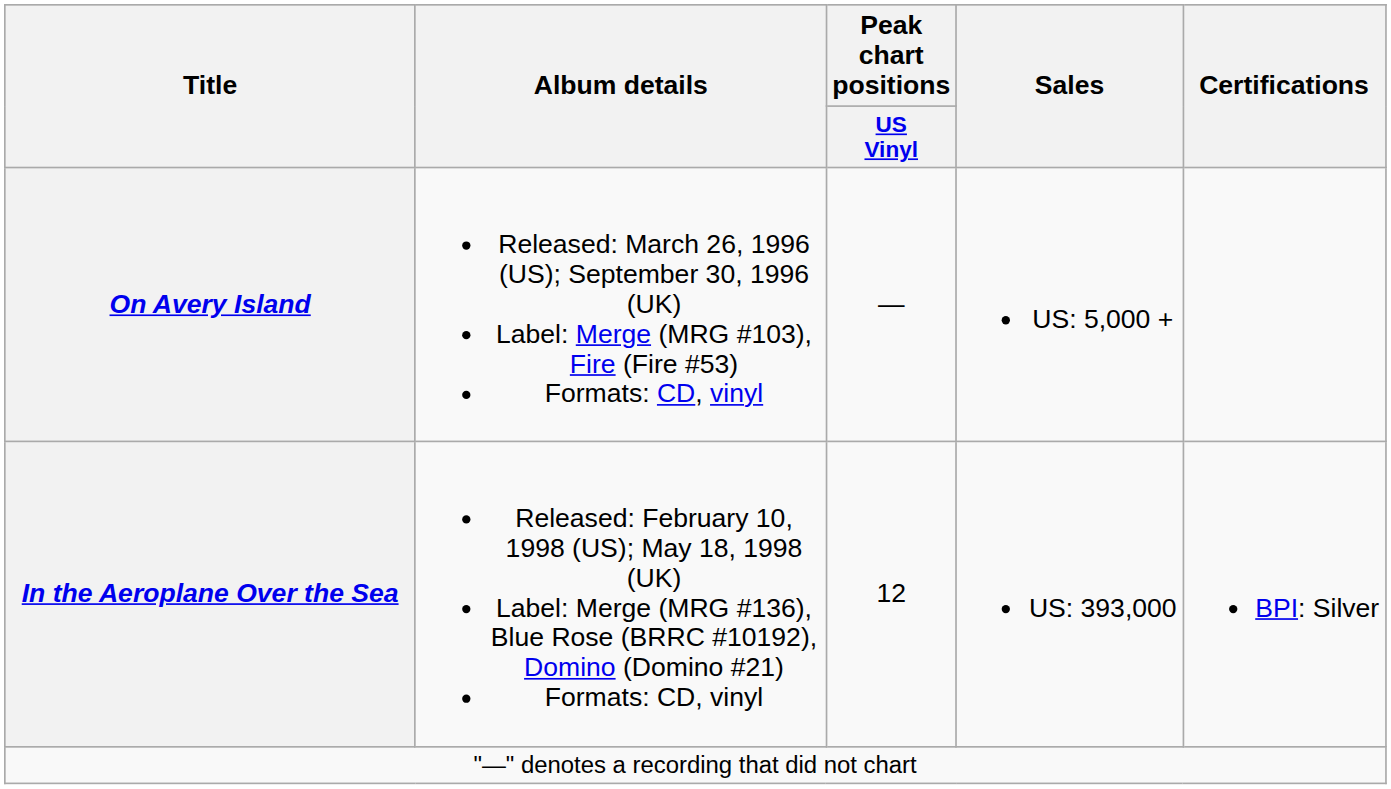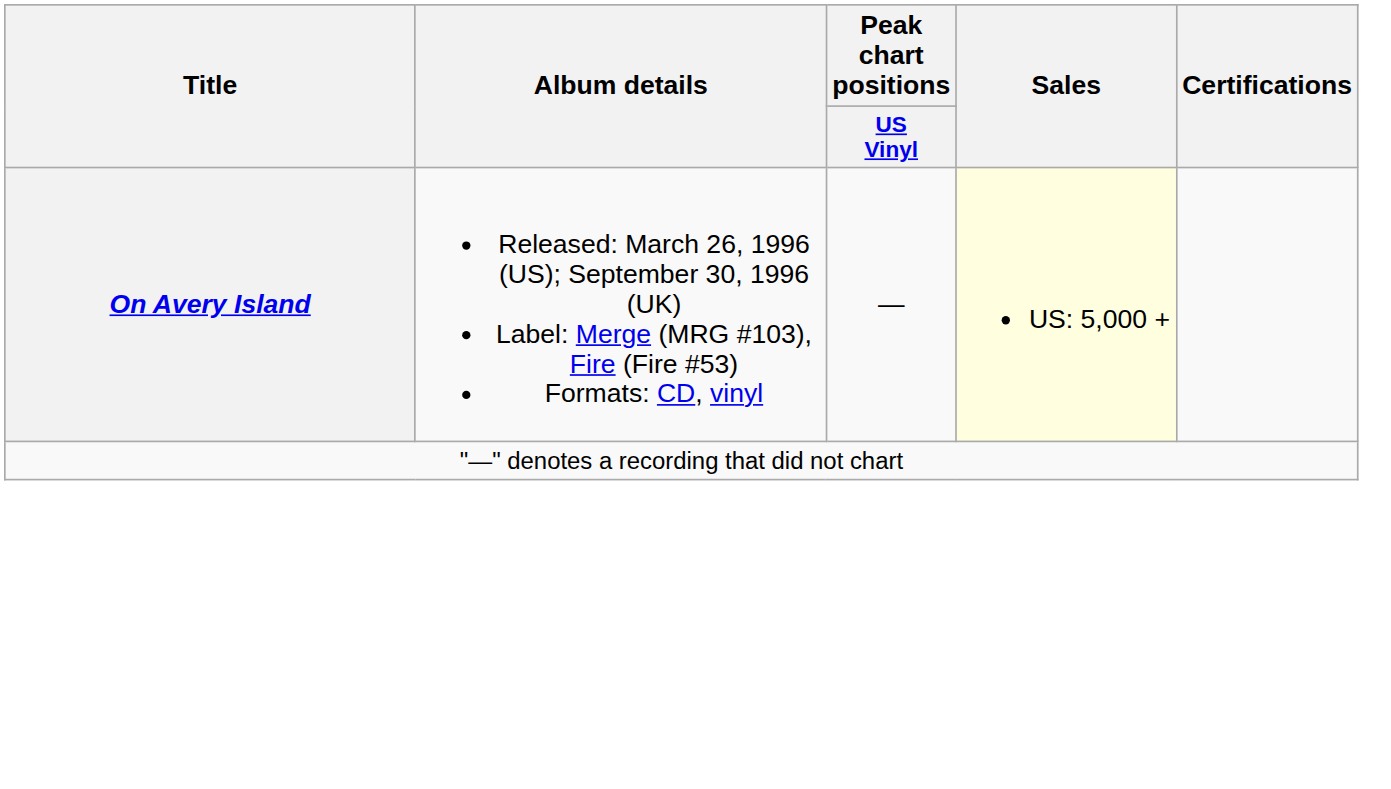(1070, 319) no background -> (1066, 319) lightyellow background
- row: (210, 593)
